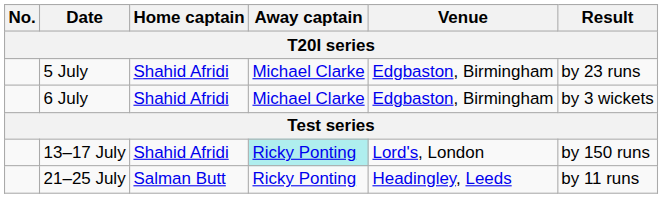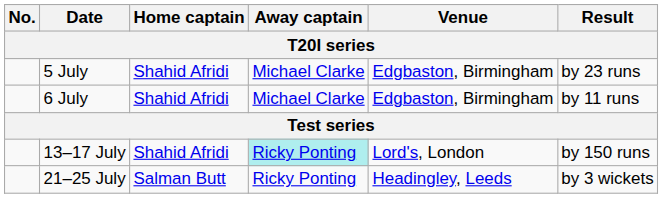(607, 98) by 3 wickets -> (600, 98) by 11 runs
(600, 179) by 11 runs -> (607, 179) by 3 wickets
